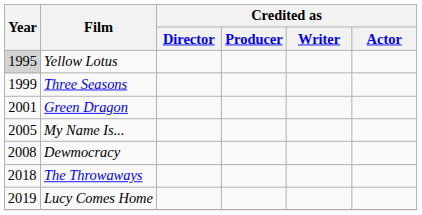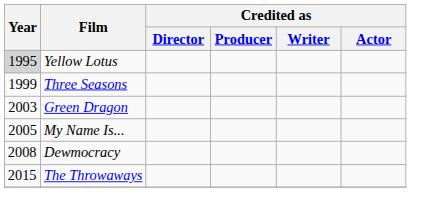(23, 107) 2001 -> (23, 107) 2003
(22, 175) 2018 -> (22, 175) 2015
- row: (98, 198)
